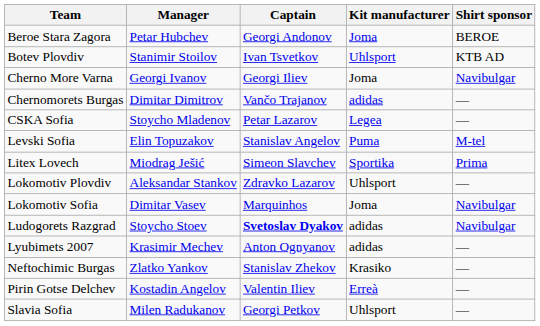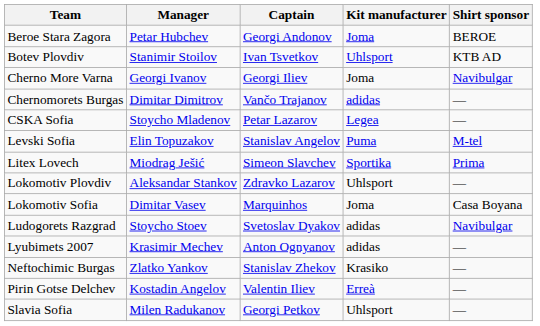(486, 204) Navibulgar -> (488, 204) Casa Boyana
(293, 225) bold -> (291, 225) normal
